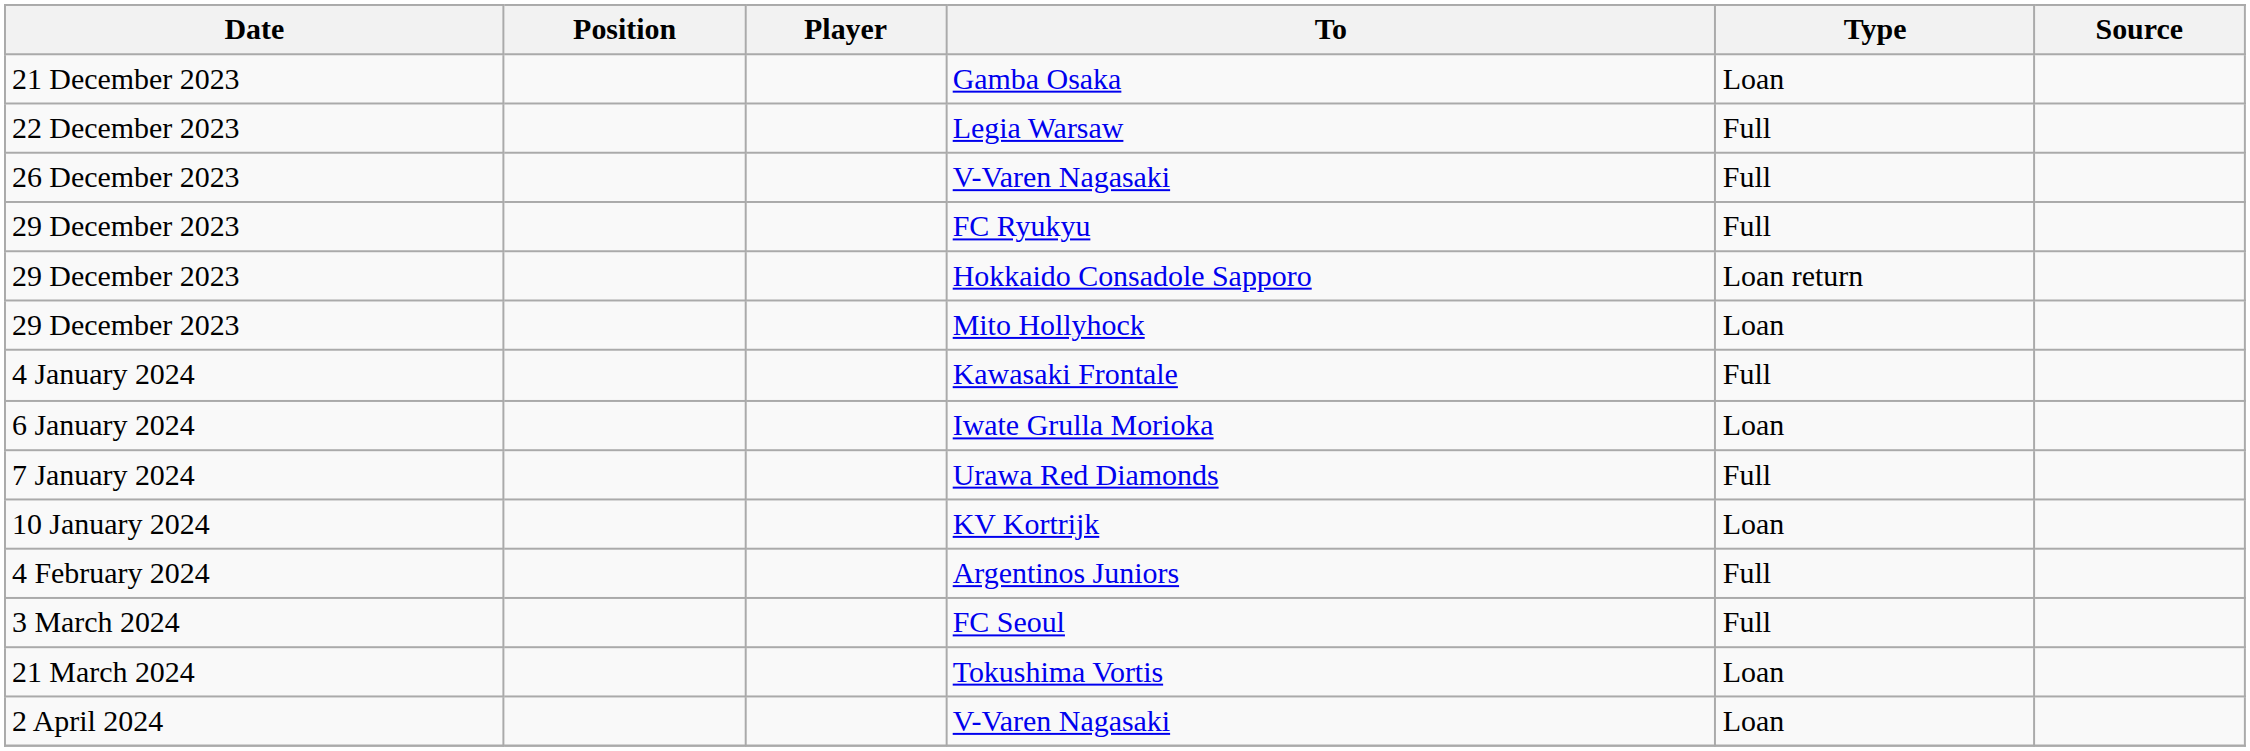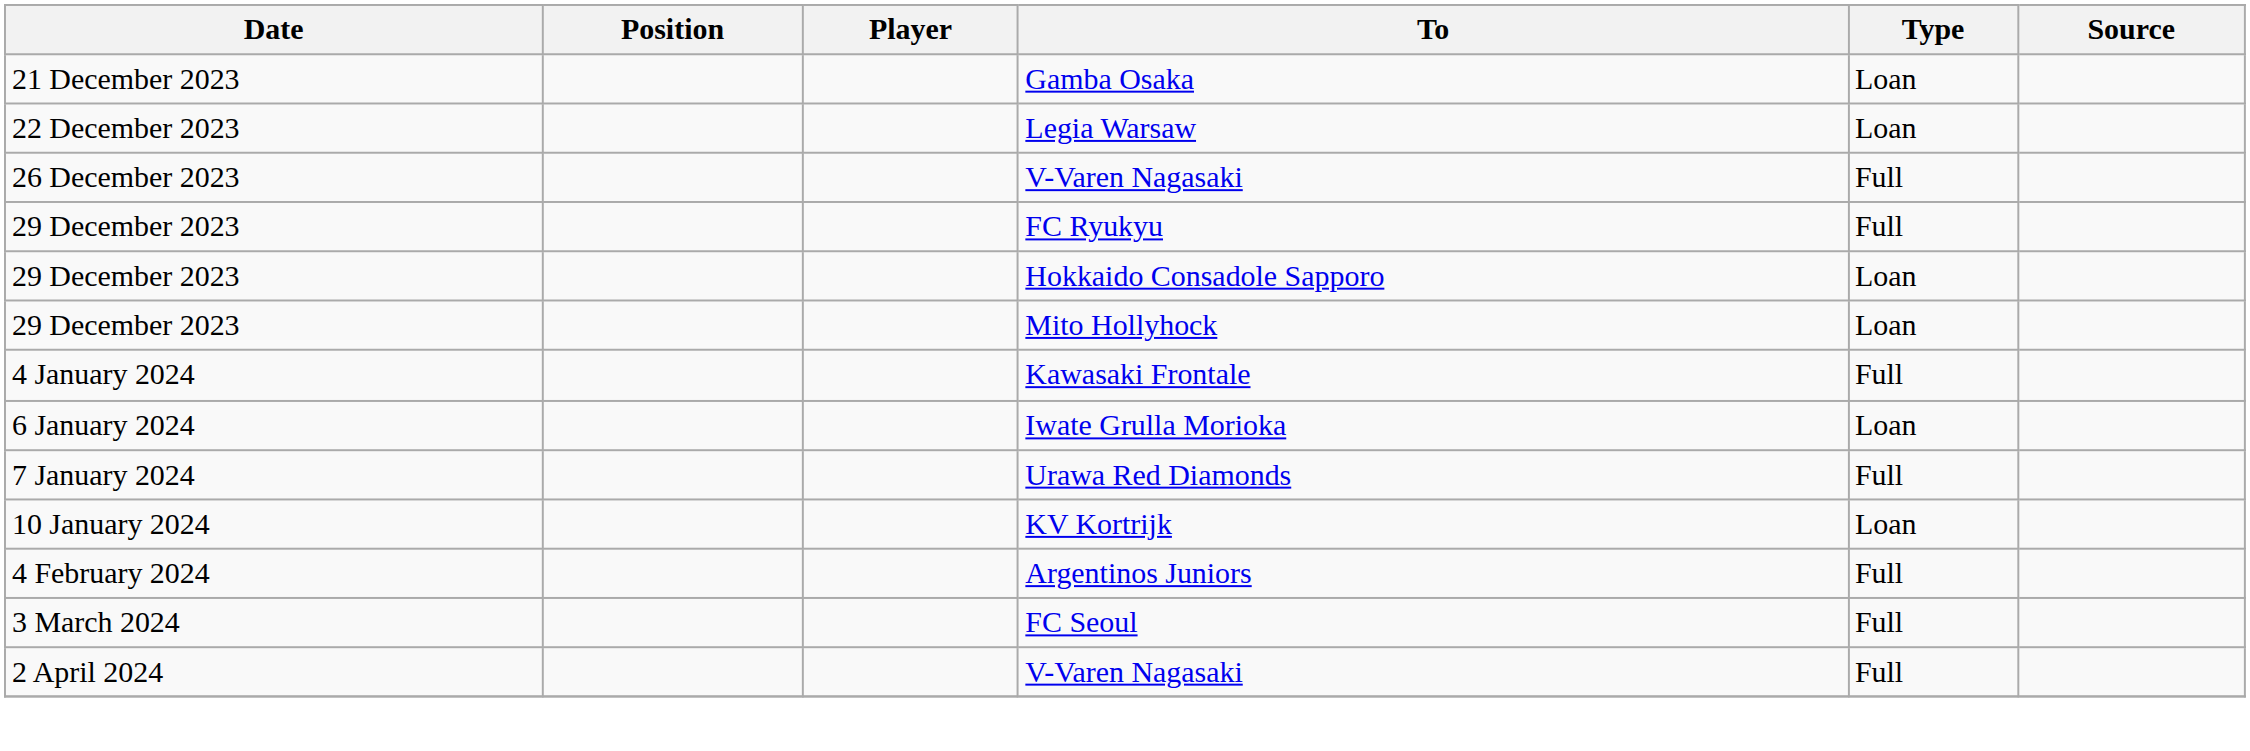(1747, 128) Full -> (1886, 128) Loan
(1793, 276) Loan return -> (1886, 276) Loan
- row: (103, 671)
(1754, 720) Loan -> (1879, 671) Full
